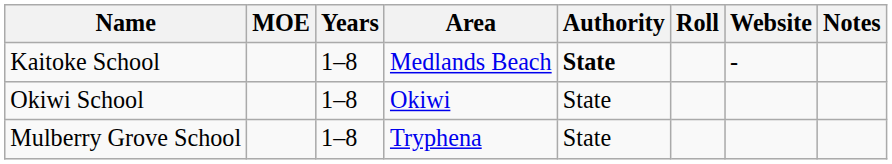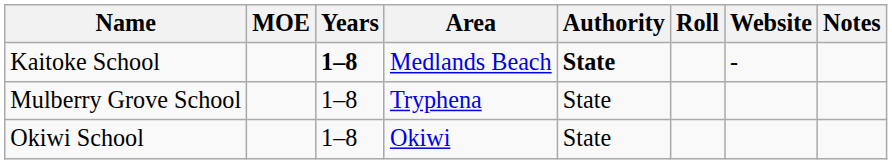(339, 61) normal -> (339, 61) bold
rows swapped: (126, 138) <-> (77, 100)
